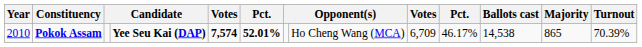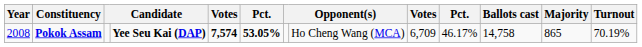(18, 33) 2010 -> (18, 33) 2008
(262, 33) 52.01% -> (262, 33) 53.05%
(499, 33) 14,538 -> (499, 33) 14,758
(612, 33) 70.39% -> (612, 33) 70.19%
